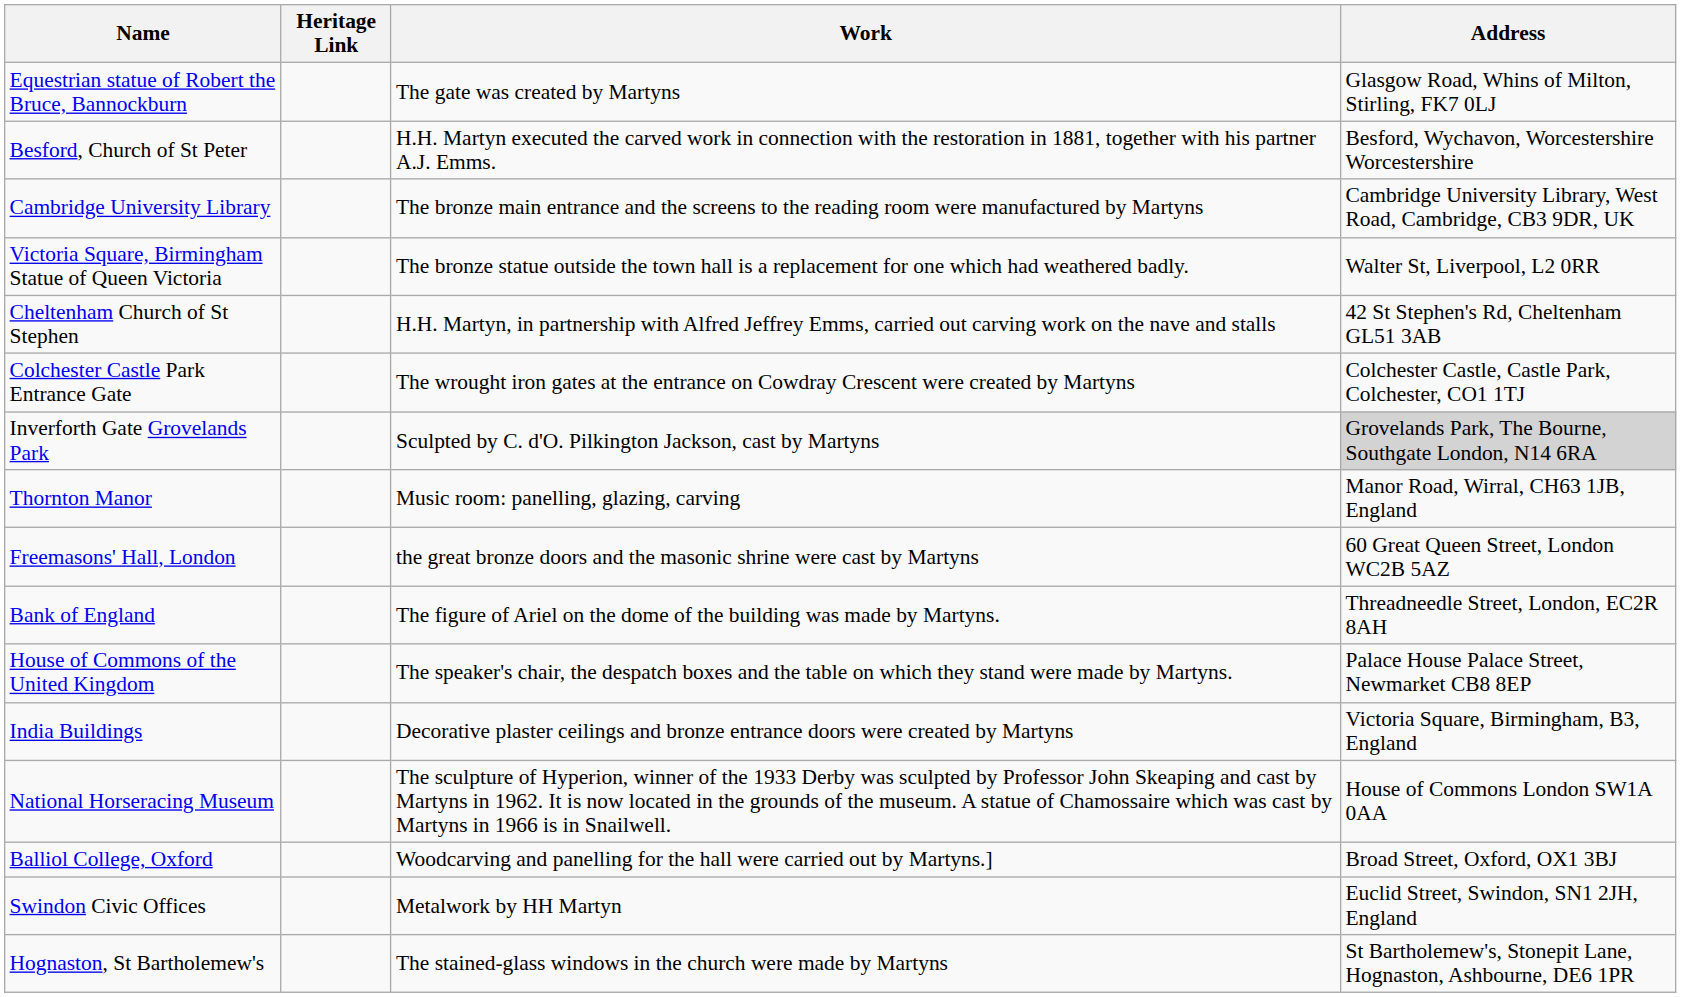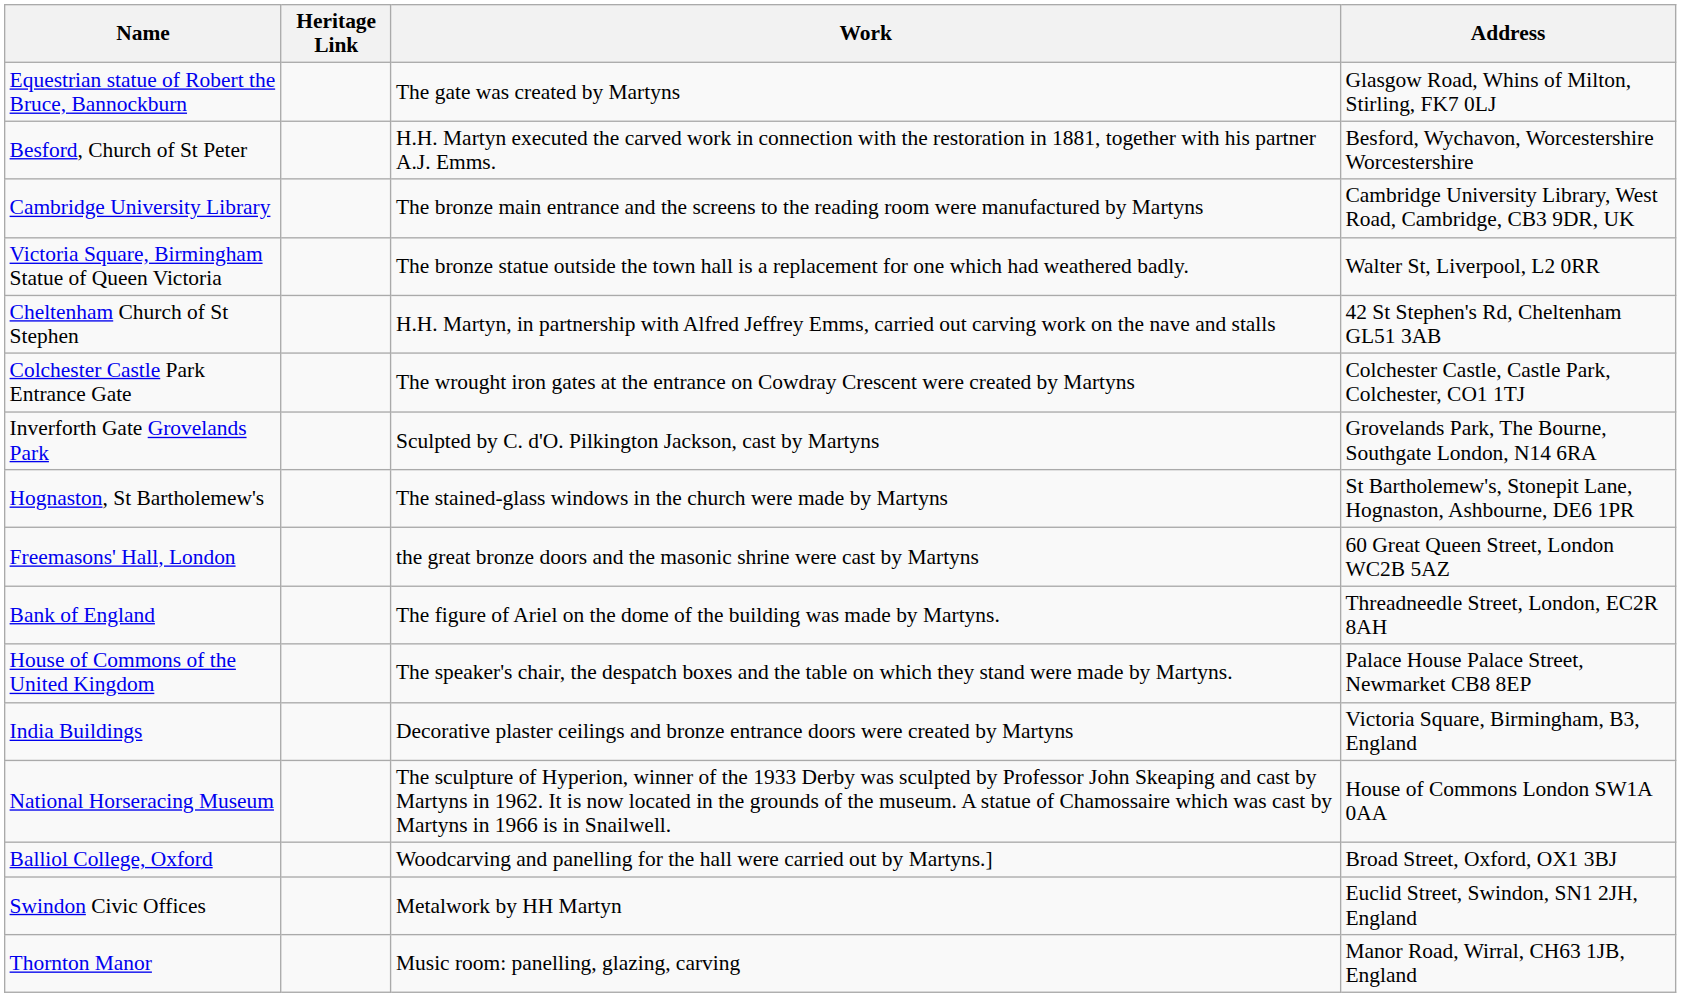(1476, 440) lightgrey background -> (1476, 440) no background
rows swapped: (137, 963) <-> (81, 498)
